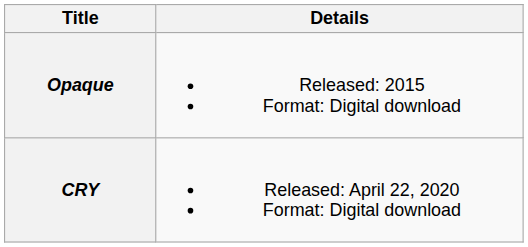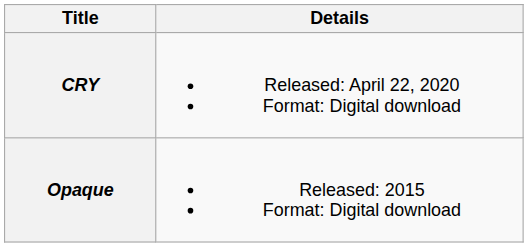rows swapped: (80, 85) <-> (80, 189)
